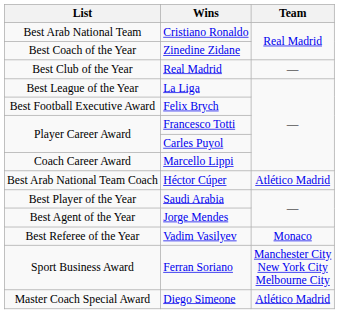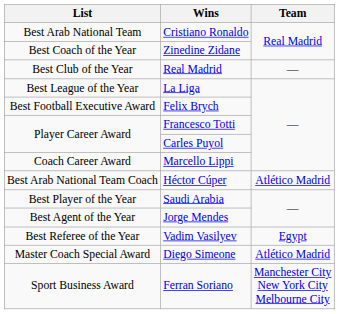(293, 236) Monaco -> (293, 236) Egypt
rows swapped: (198, 267) <-> (199, 299)
